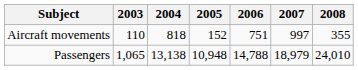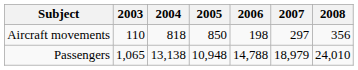(217, 34) 152 -> (217, 34) 850
(258, 34) 751 -> (258, 34) 198
(300, 34) 997 -> (300, 34) 297
(341, 34) 355 -> (341, 34) 356
